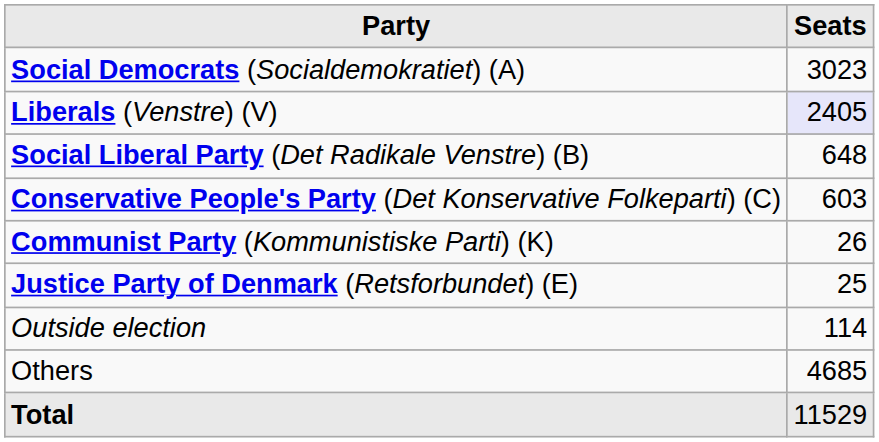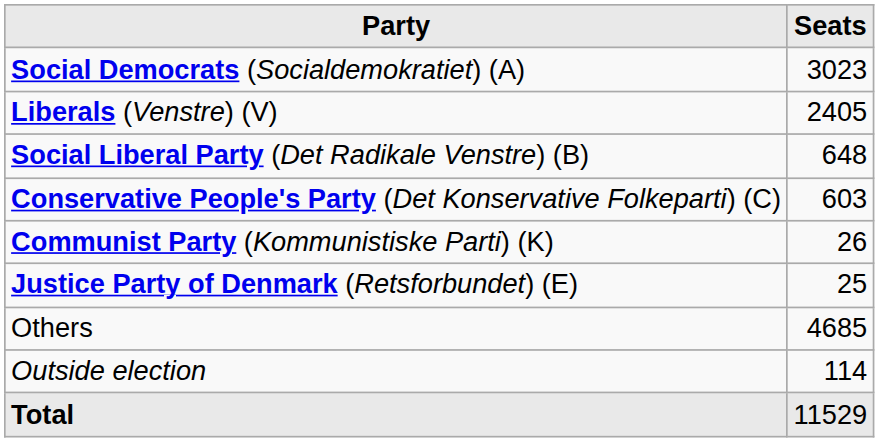(837, 112) lavender background -> (837, 112) no background
rows swapped: (52, 371) <-> (109, 328)
